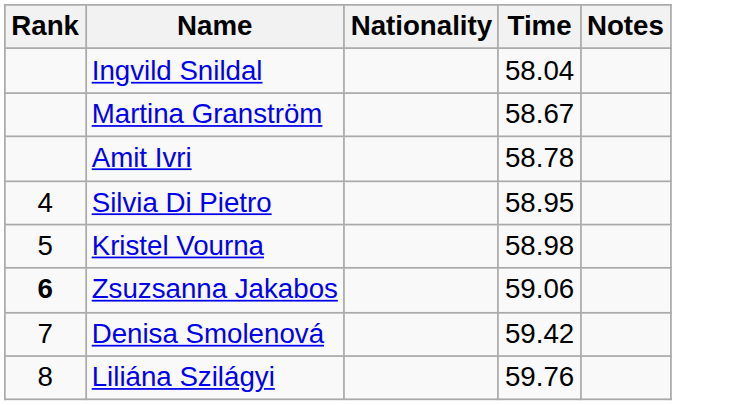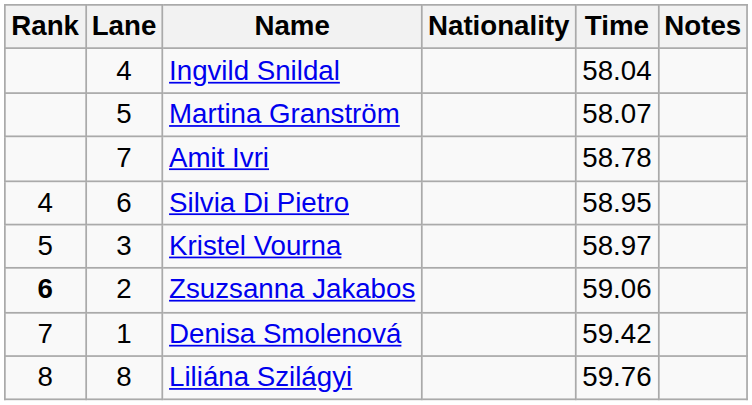+ column: (124, 26)
(540, 114) 58.67 -> (617, 114) 58.07
(540, 245) 58.98 -> (617, 245) 58.97
